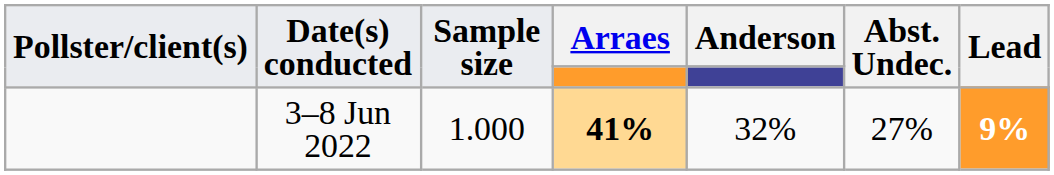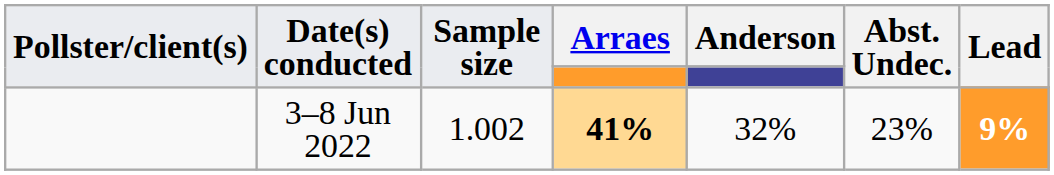(487, 128) 1.000 -> (487, 128) 1.002
(902, 128) 27% -> (902, 128) 23%
